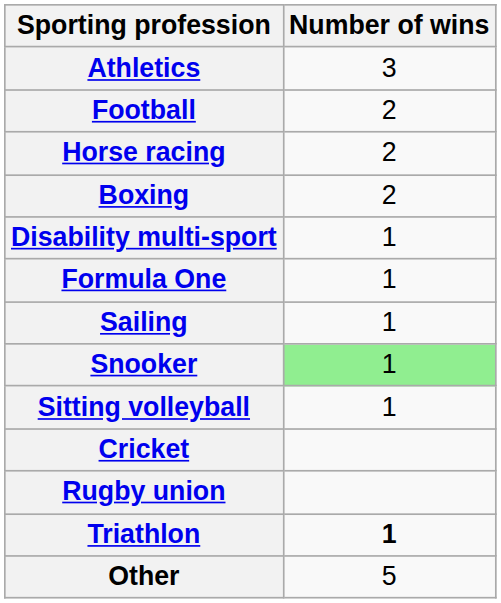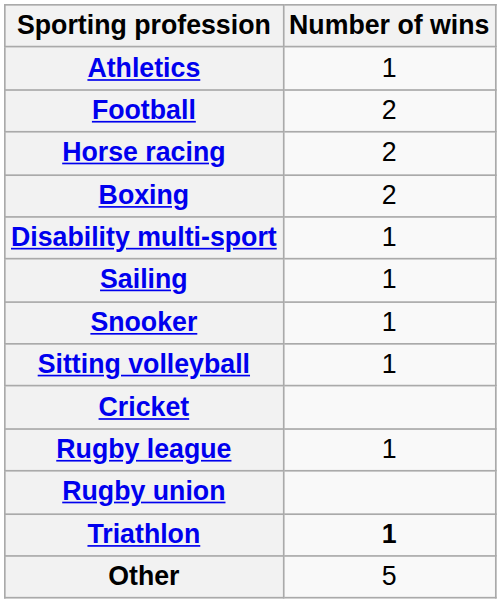(389, 68) 3 -> (389, 68) 1
- row: (144, 279)
(389, 364) lightgreen background -> (389, 322) no background
+ row: (144, 449)
